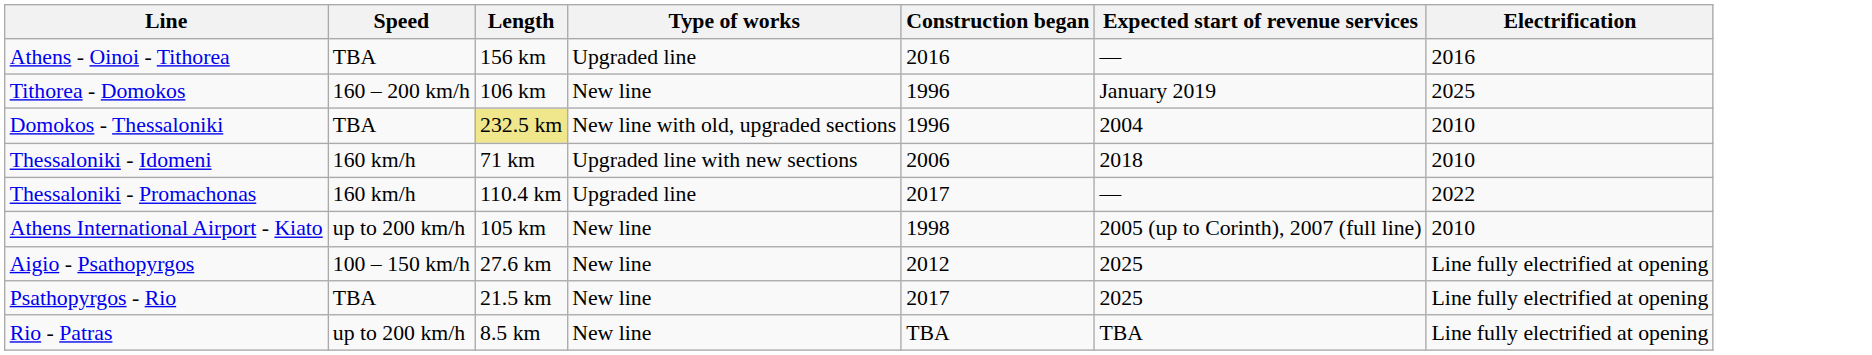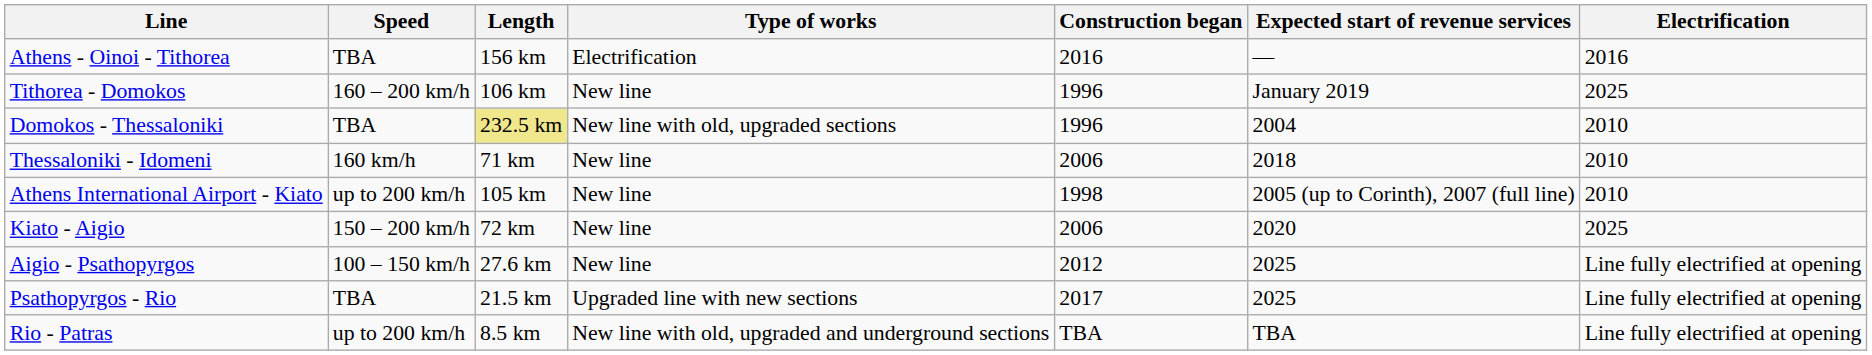(634, 56) Upgraded line -> (634, 56) Electrification
(715, 159) Upgraded line with new sections -> (612, 159) New line
- row: (133, 194)
+ row: (67, 228)
(612, 297) New line -> (715, 297) Upgraded line with new sections
(612, 332) New line -> (811, 332) New line with old, upgraded and underground sections
